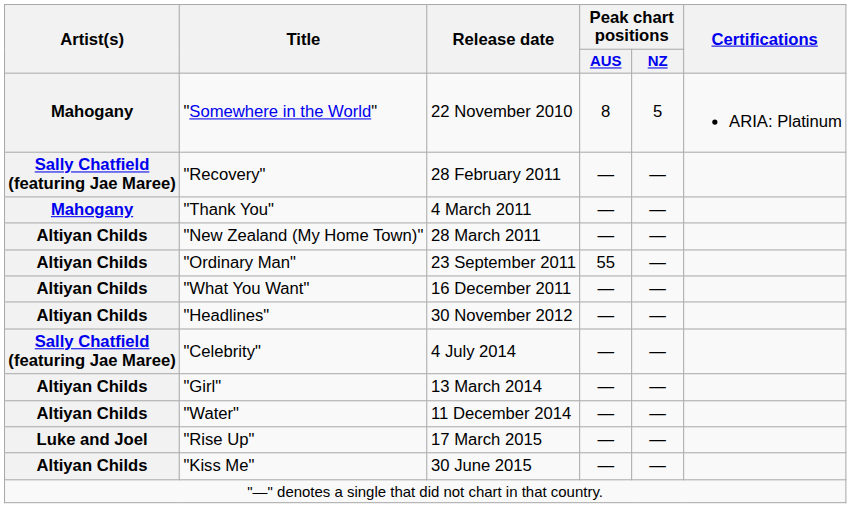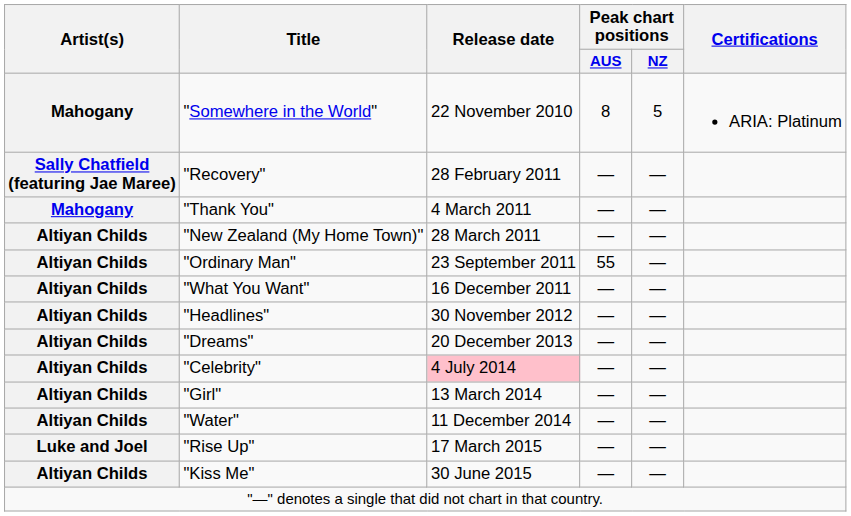+ row: (218, 341)
(92, 351) Sally Chatfield (featuring Jae Maree) -> (92, 368) Altiyan Childs
(474, 351) no background -> (474, 368) pink background
